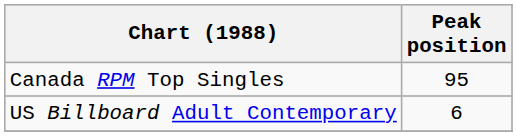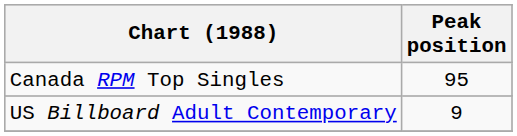(457, 114) 6 -> (457, 114) 9
